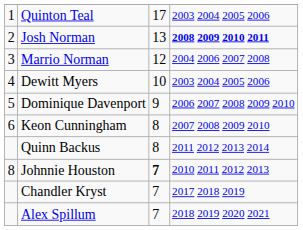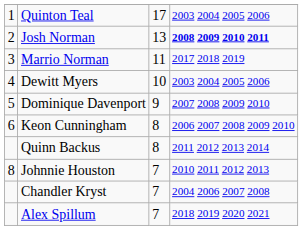(159, 59) 12 -> (159, 59) 11
(221, 59) 2004 2006 2007 2008 -> (208, 59) 2017 2018 2019
(233, 103) 2006 2007 2008 2009 2010 -> (221, 103) 2007 2008 2009 2010
(221, 125) 2007 2008 2009 2010 -> (233, 125) 2006 2007 2008 2009 2010
(156, 170) bold -> (156, 170) normal
(208, 192) 2017 2018 2019 -> (221, 192) 2004 2006 2007 2008
